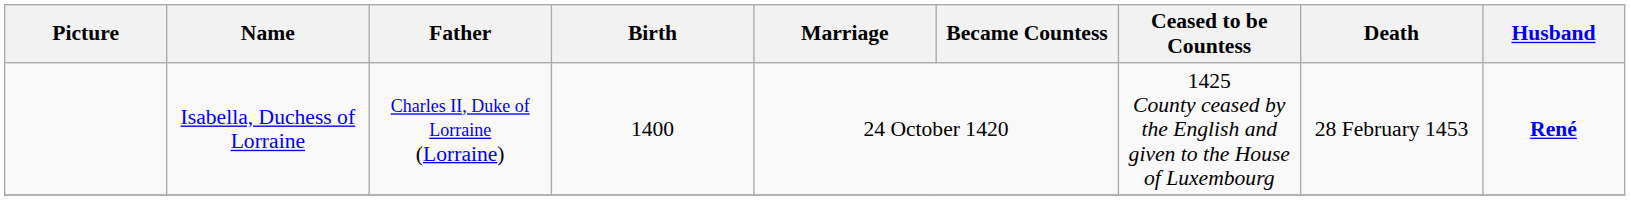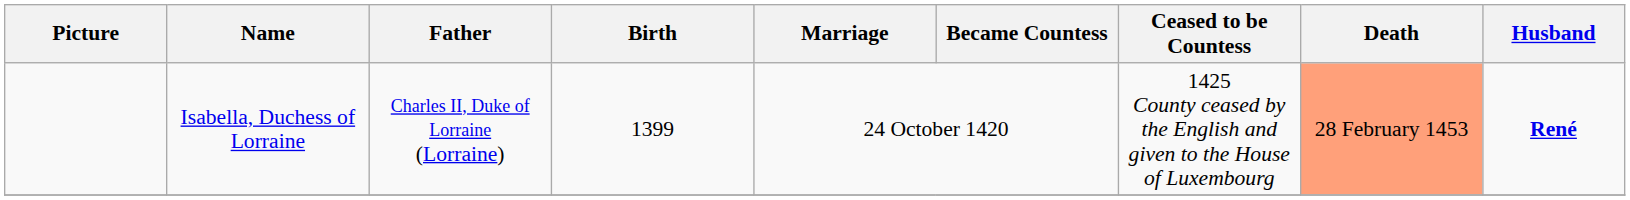(653, 128) 1400 -> (653, 128) 1399
(1391, 128) no background -> (1391, 128) lightsalmon background
